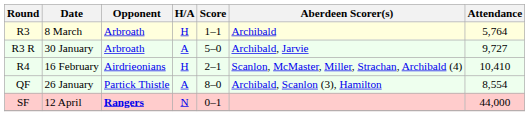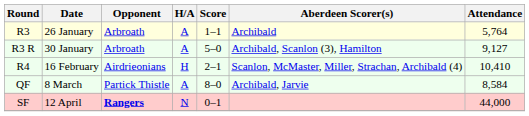(63, 31) 8 March -> (69, 31) 26 January
(185, 31) H -> (185, 31) A
(270, 48) Archibald, Jarvie -> (307, 48) Archibald, Scanlon (3), Hamilton
(495, 48) 9,727 -> (495, 48) 9,127
(69, 84) 26 January -> (63, 84) 8 March
(307, 84) Archibald, Scanlon (3), Hamilton -> (270, 84) Archibald, Jarvie
(495, 84) 8,554 -> (495, 84) 8,584
